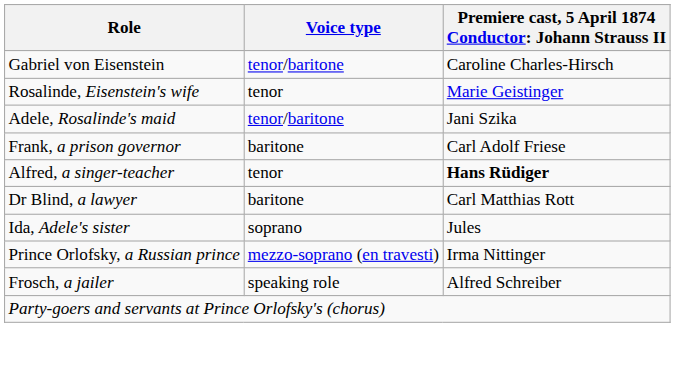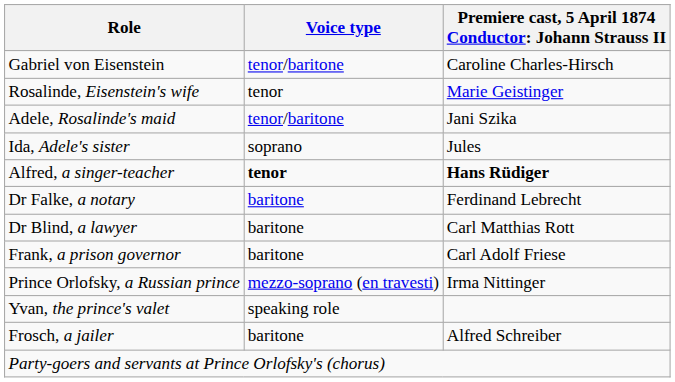rows swapped: (69, 227) <-> (95, 145)
(265, 173) normal -> (267, 173) bold
+ row: (72, 200)
+ row: (89, 308)
(294, 281) speaking role -> (276, 335) baritone
